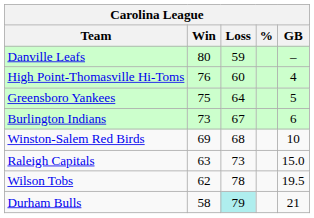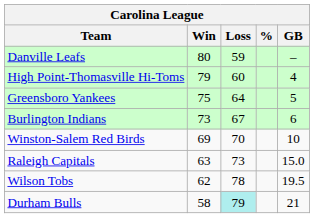(204, 77) 76 -> (204, 77) 79
(238, 139) 68 -> (238, 139) 70
